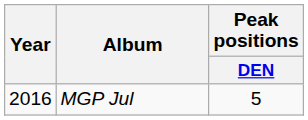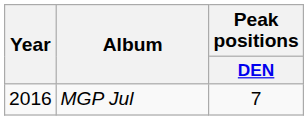(256, 99) 5 -> (256, 99) 7
